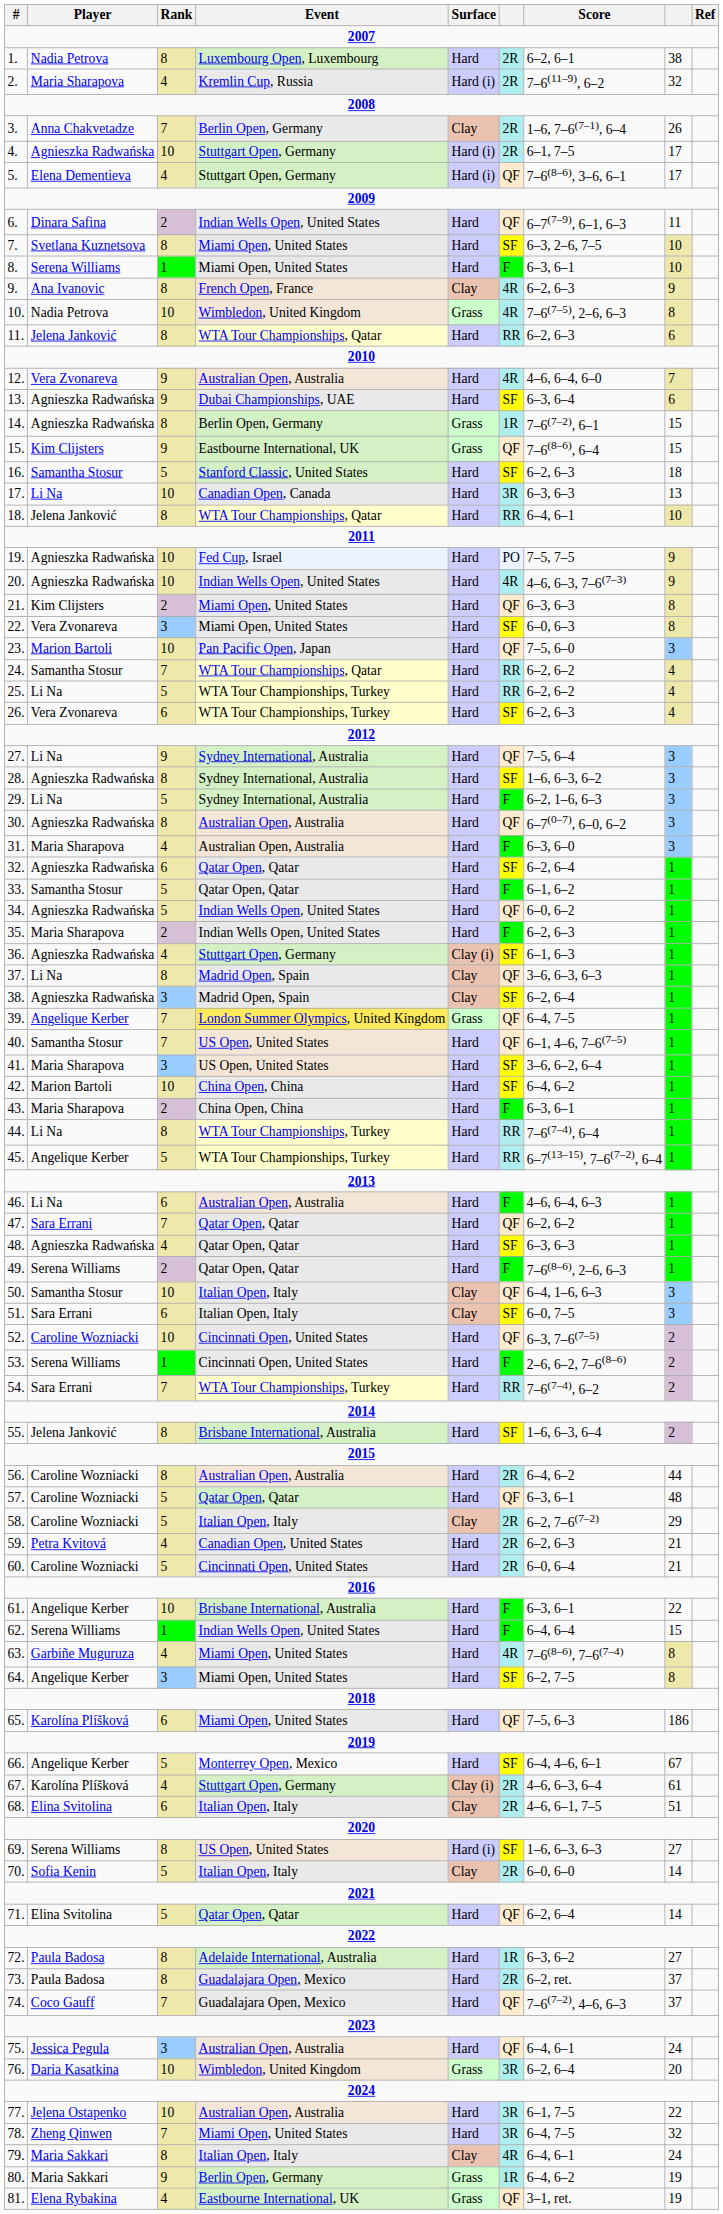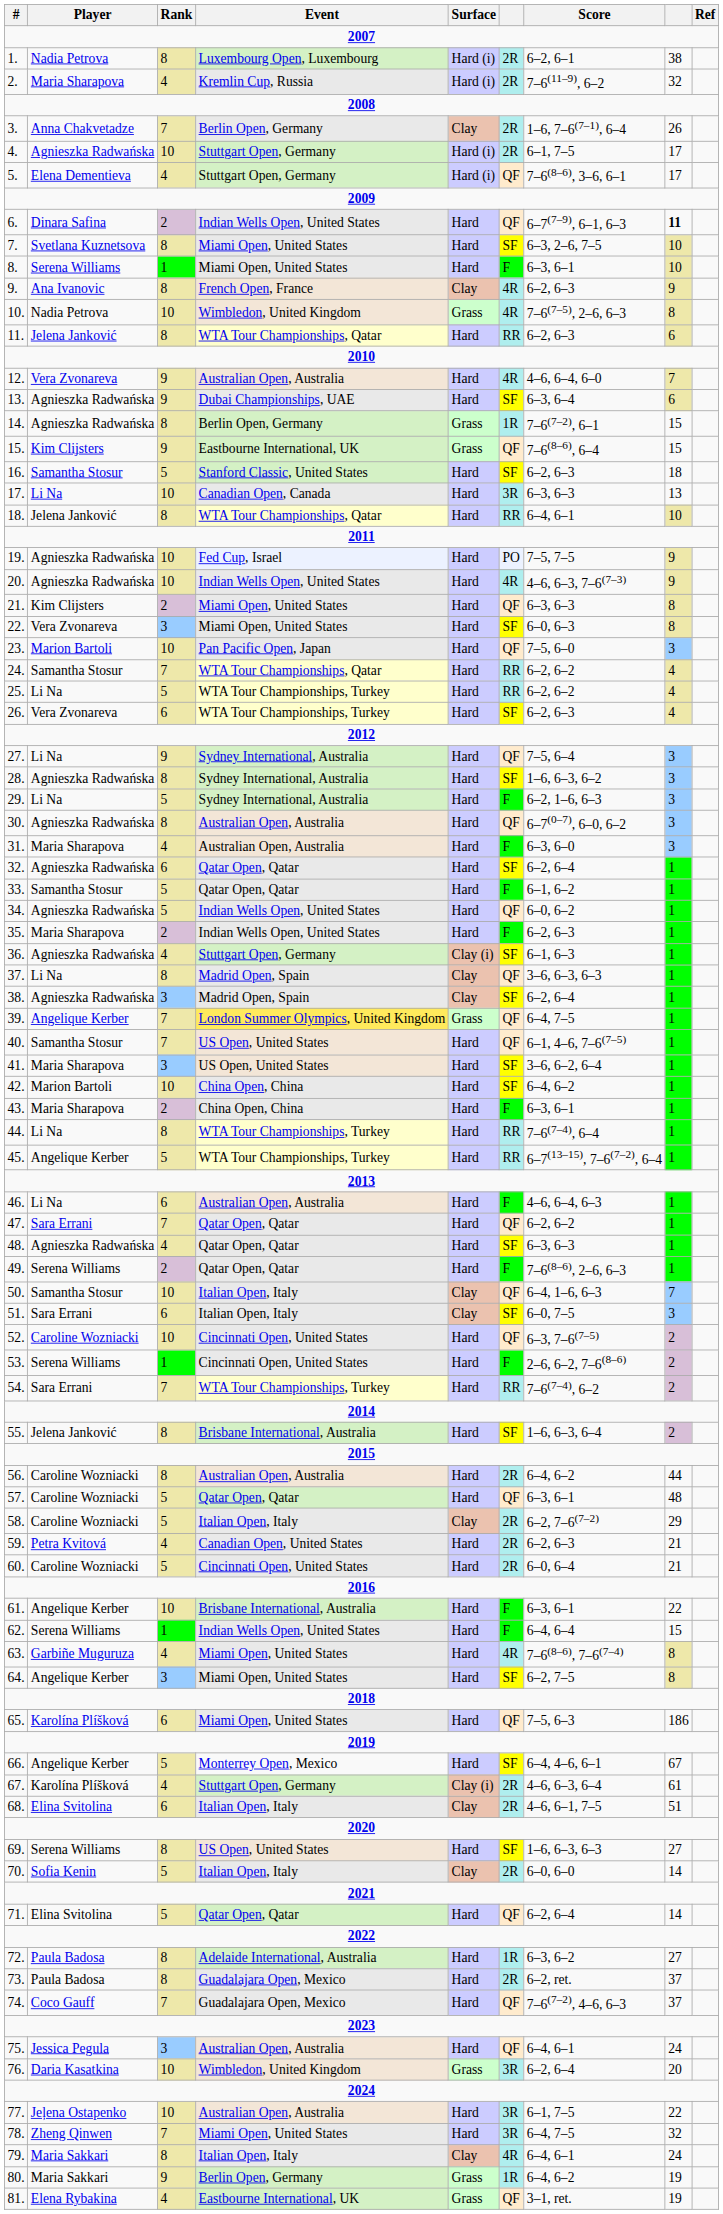(465, 58) Hard -> (473, 58) Hard (i)
(675, 222) normal -> (675, 222) bold
(672, 1292) 3 -> (672, 1292) 7
(473, 1850) Hard (i) -> (465, 1850) Hard
